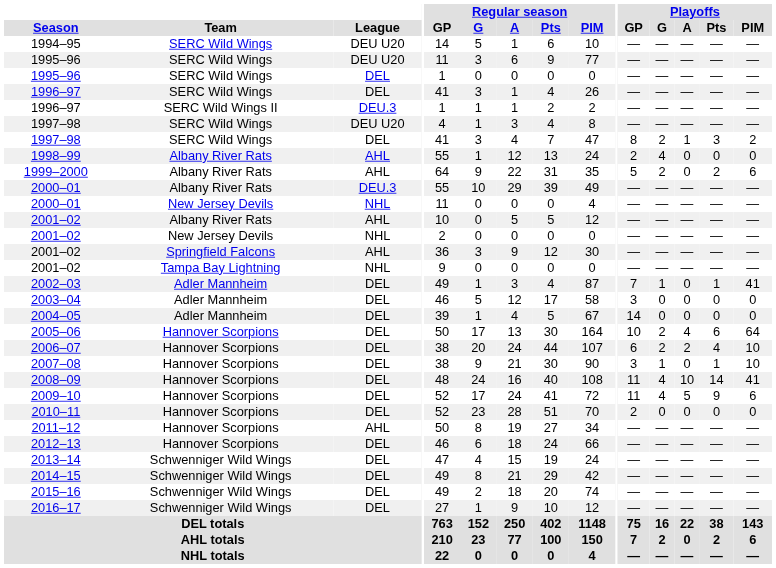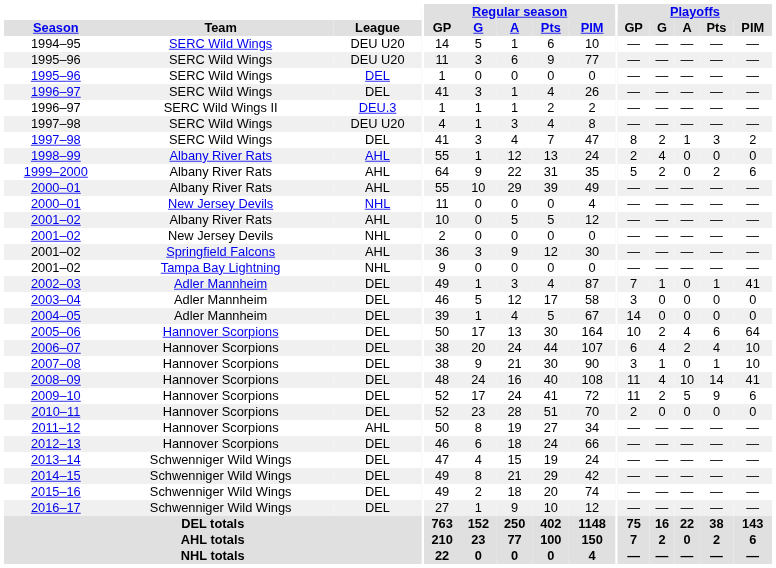(378, 188) DEU.3 -> (378, 188) AHL
(662, 348) 2 -> (662, 348) 4
(662, 396) 4 -> (662, 396) 2
